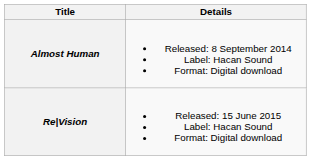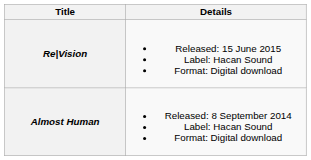rows swapped: (65, 53) <-> (65, 121)
